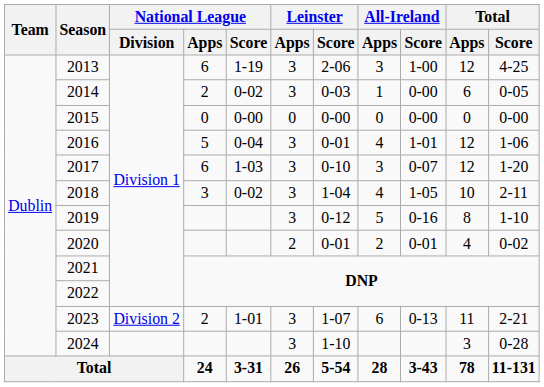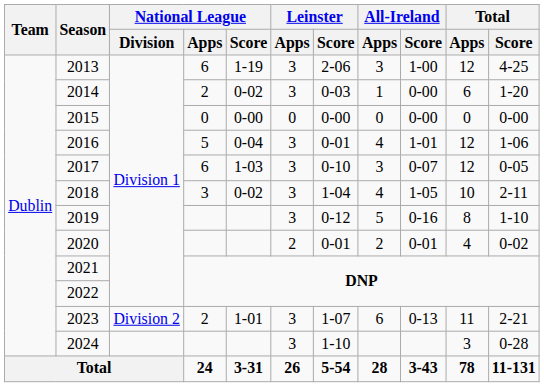(514, 92) 0-05 -> (514, 92) 1-20
(514, 167) 1-20 -> (514, 167) 0-05
